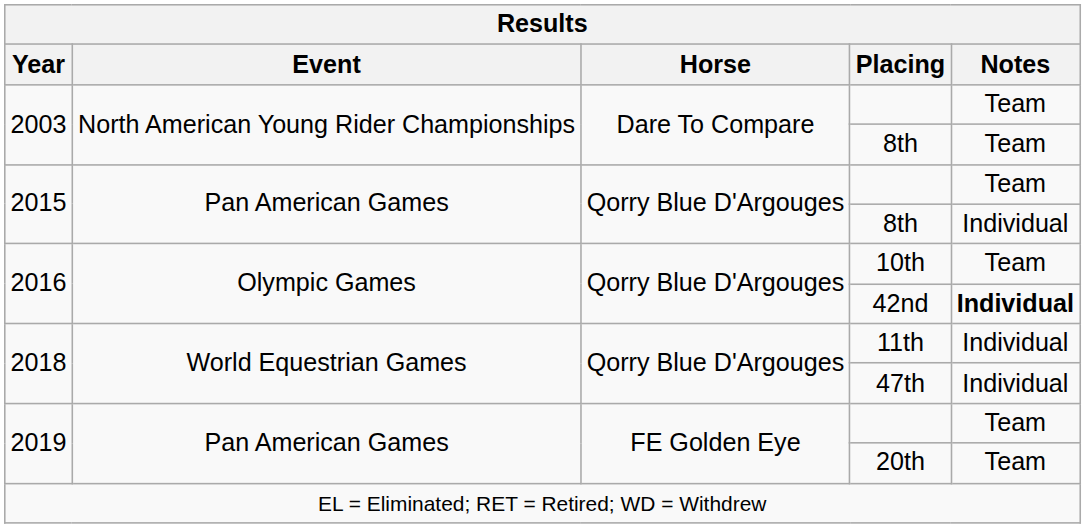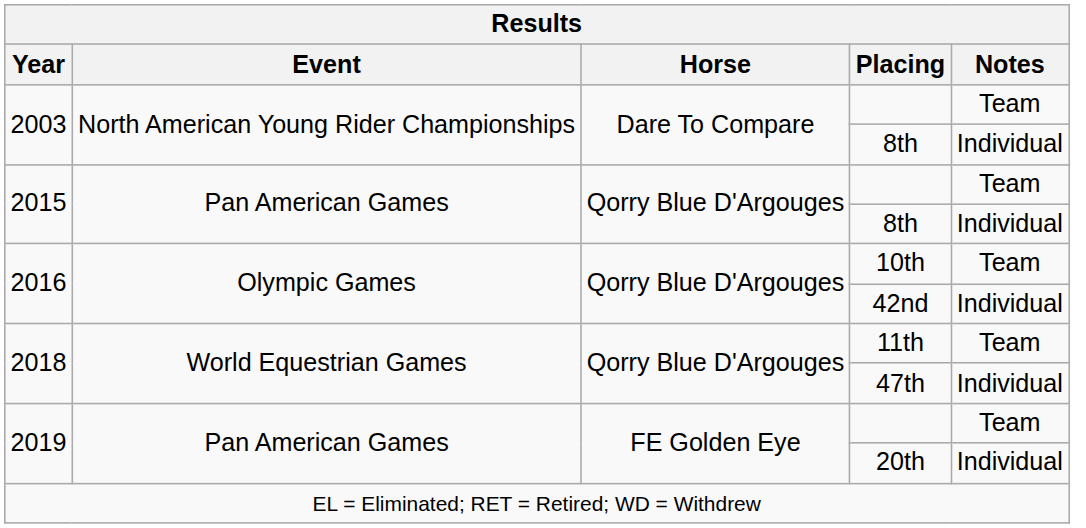(1015, 143) Team -> (1010, 143) Individual
(1015, 303) bold -> (1010, 303) normal
(1015, 343) Individual -> (1010, 343) Team
(1015, 462) Team -> (1010, 462) Individual
